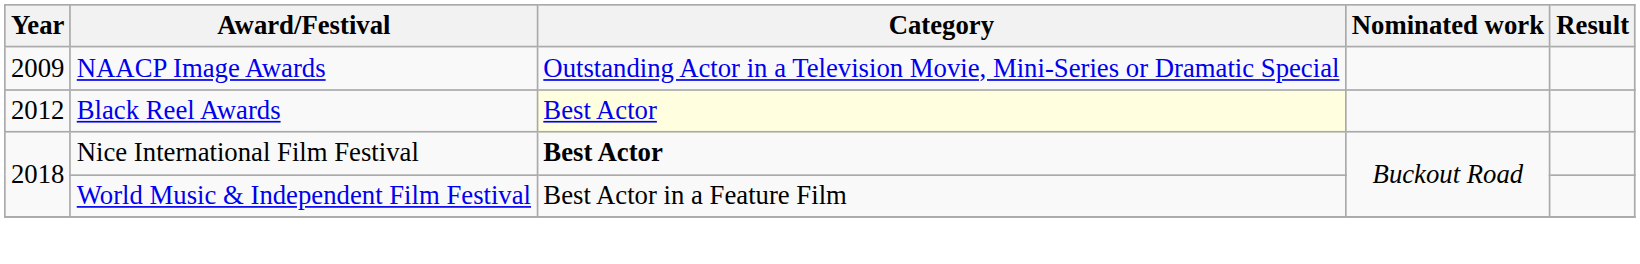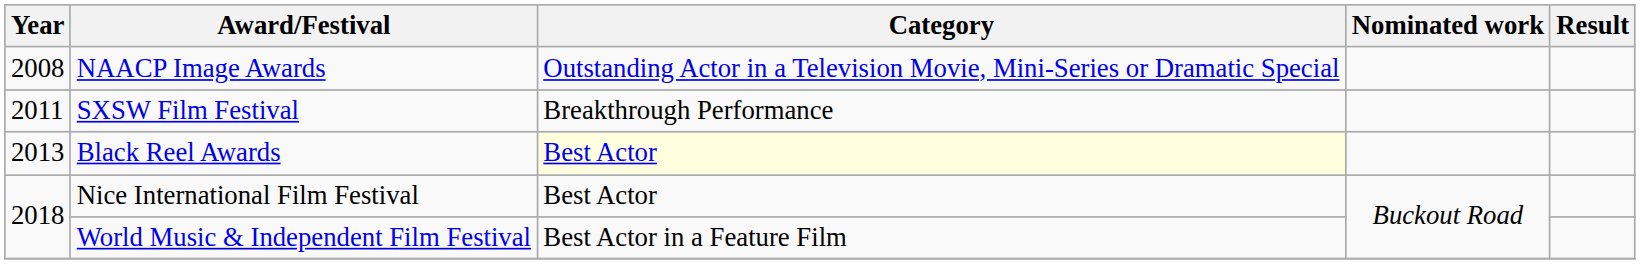(38, 68) 2009 -> (38, 68) 2008
+ row: (188, 110)
(38, 110) 2012 -> (38, 152) 2013
(603, 152) bold -> (600, 195) normal
